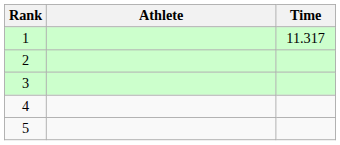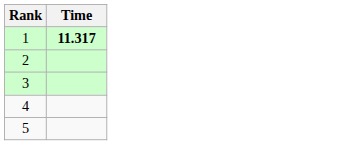- column: (161, 15)
(306, 38) normal -> (77, 38) bold
